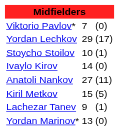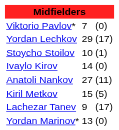(101, 107) (1) -> (104, 107) (17)
